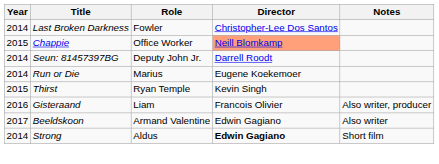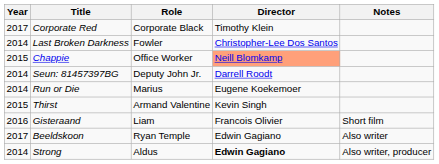+ row: (65, 27)
(162, 89) Ryan Temple -> (172, 105) Armand Valentine
(387, 105) Also writer, producer -> (363, 120) Short film
(172, 120) Armand Valentine -> (162, 136) Ryan Temple
(363, 136) Short film -> (387, 151) Also writer, producer
